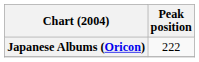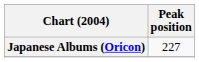(171, 47) 222 -> (171, 47) 227
